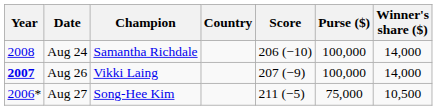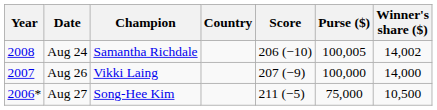(344, 51) 100,000 -> (344, 51) 100,005
(403, 51) 14,000 -> (403, 51) 14,002
(21, 72) bold -> (21, 72) normal
